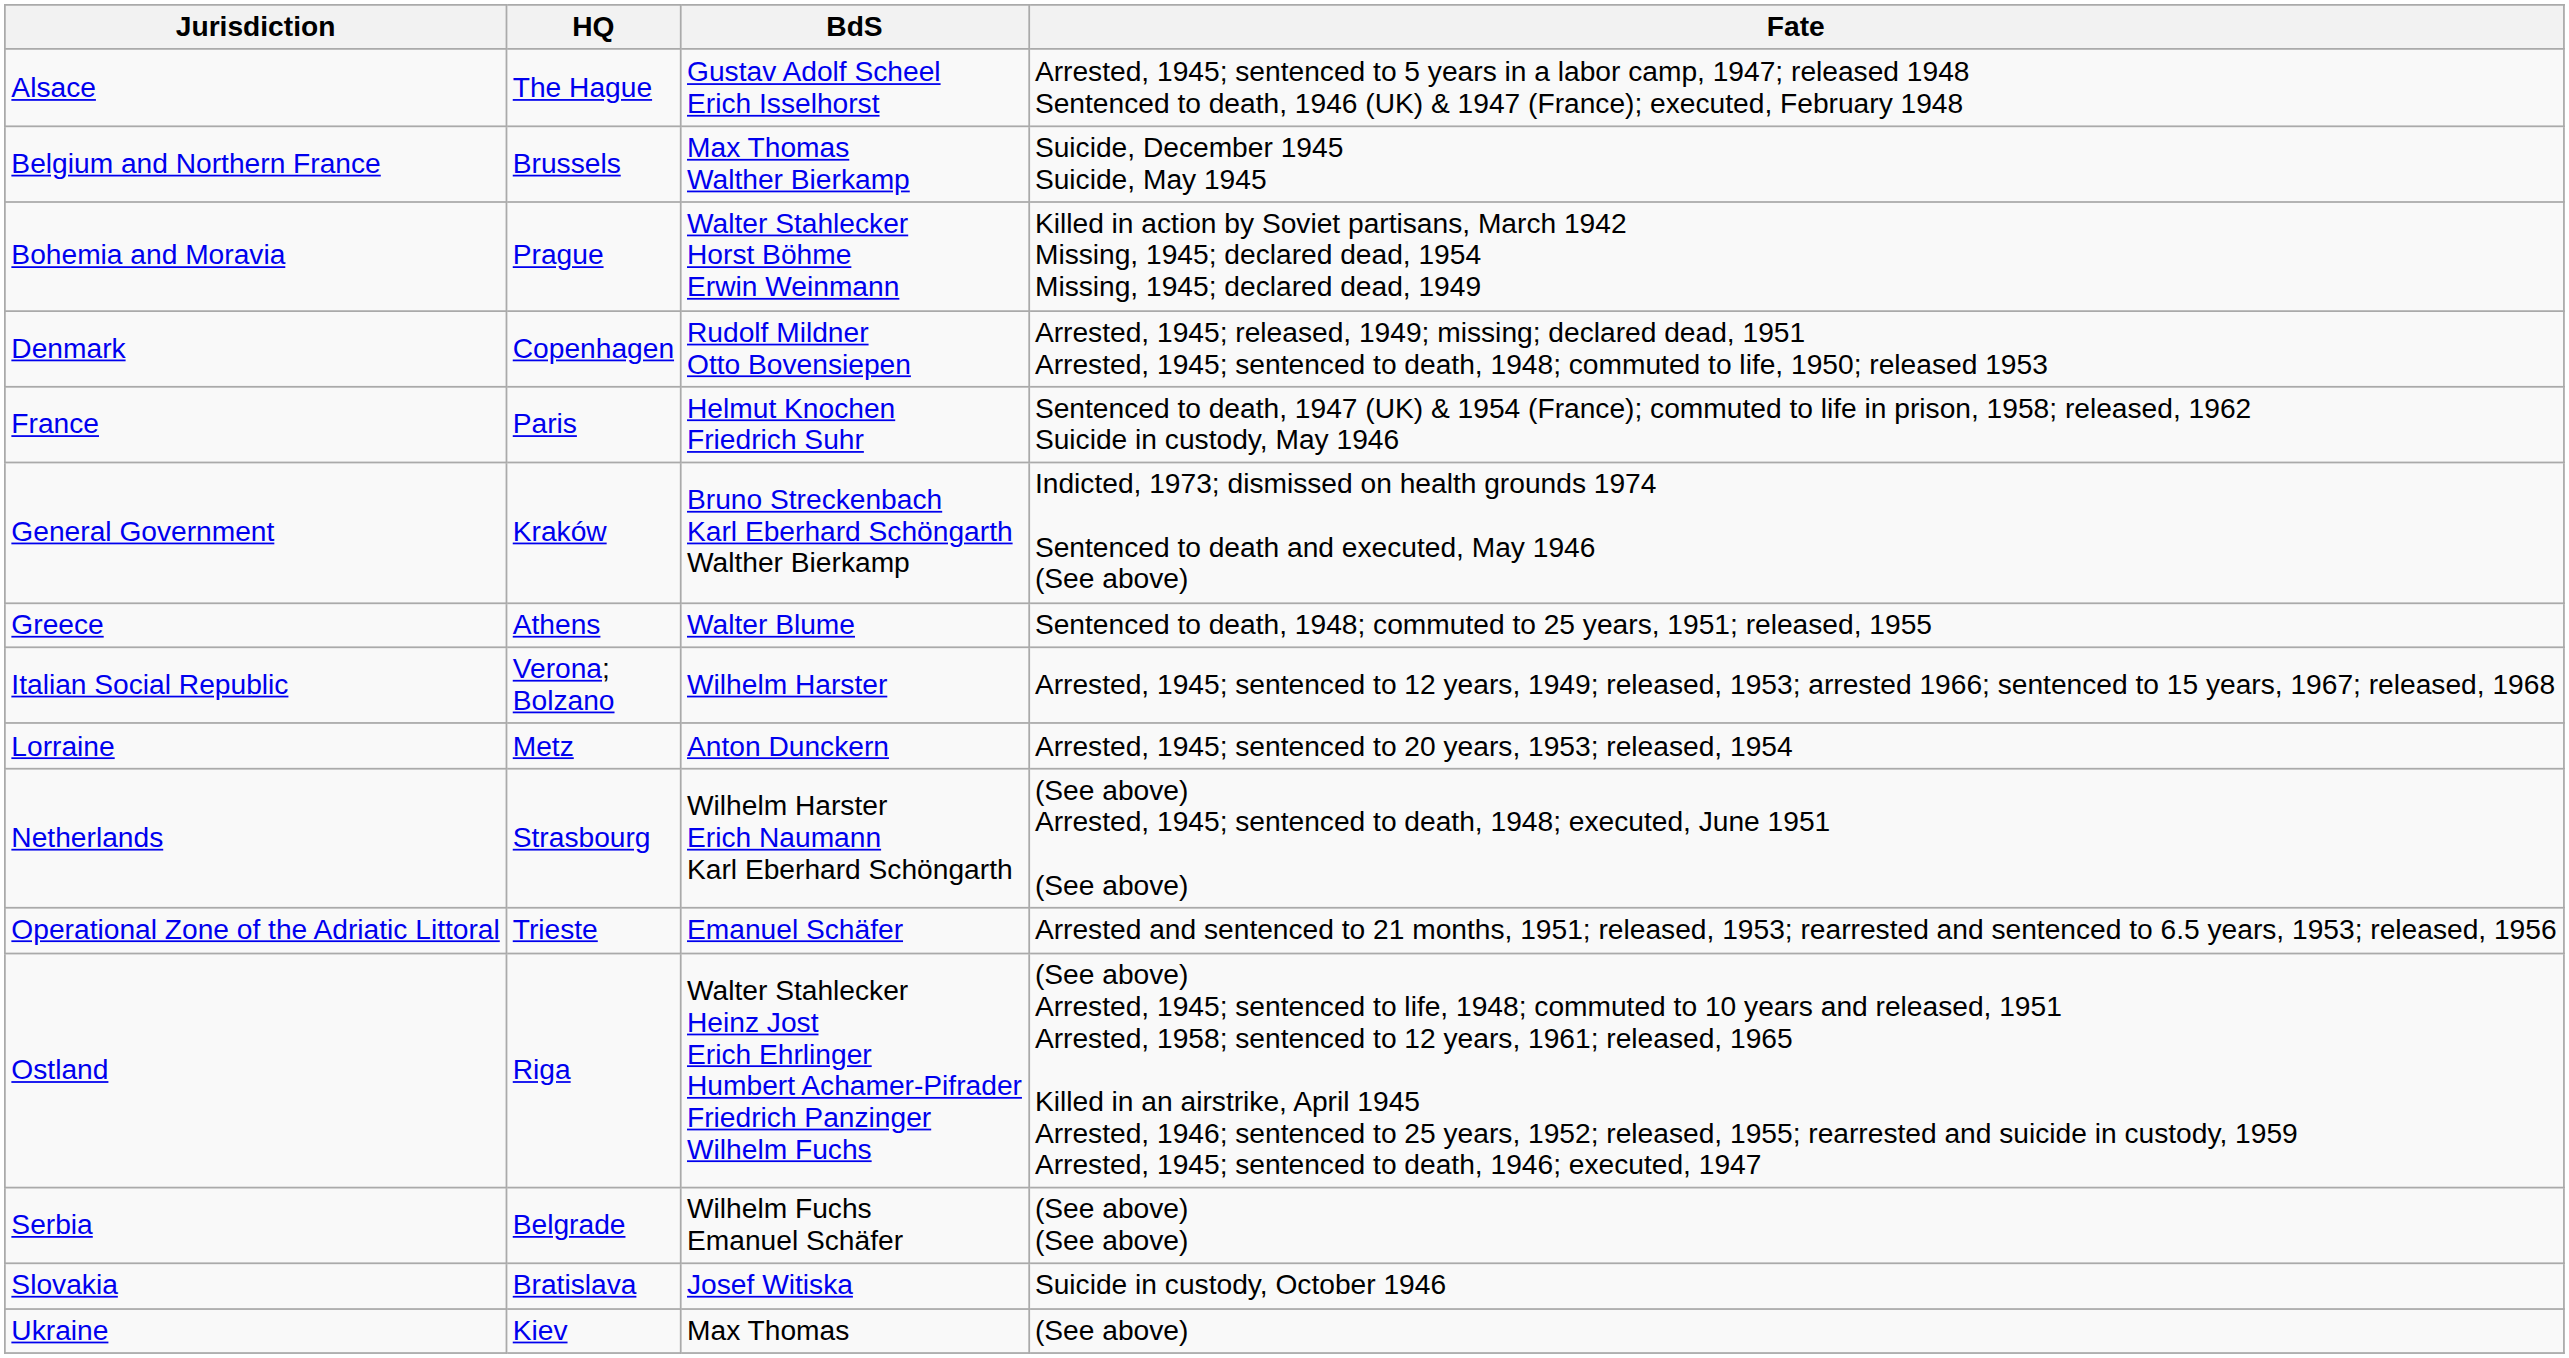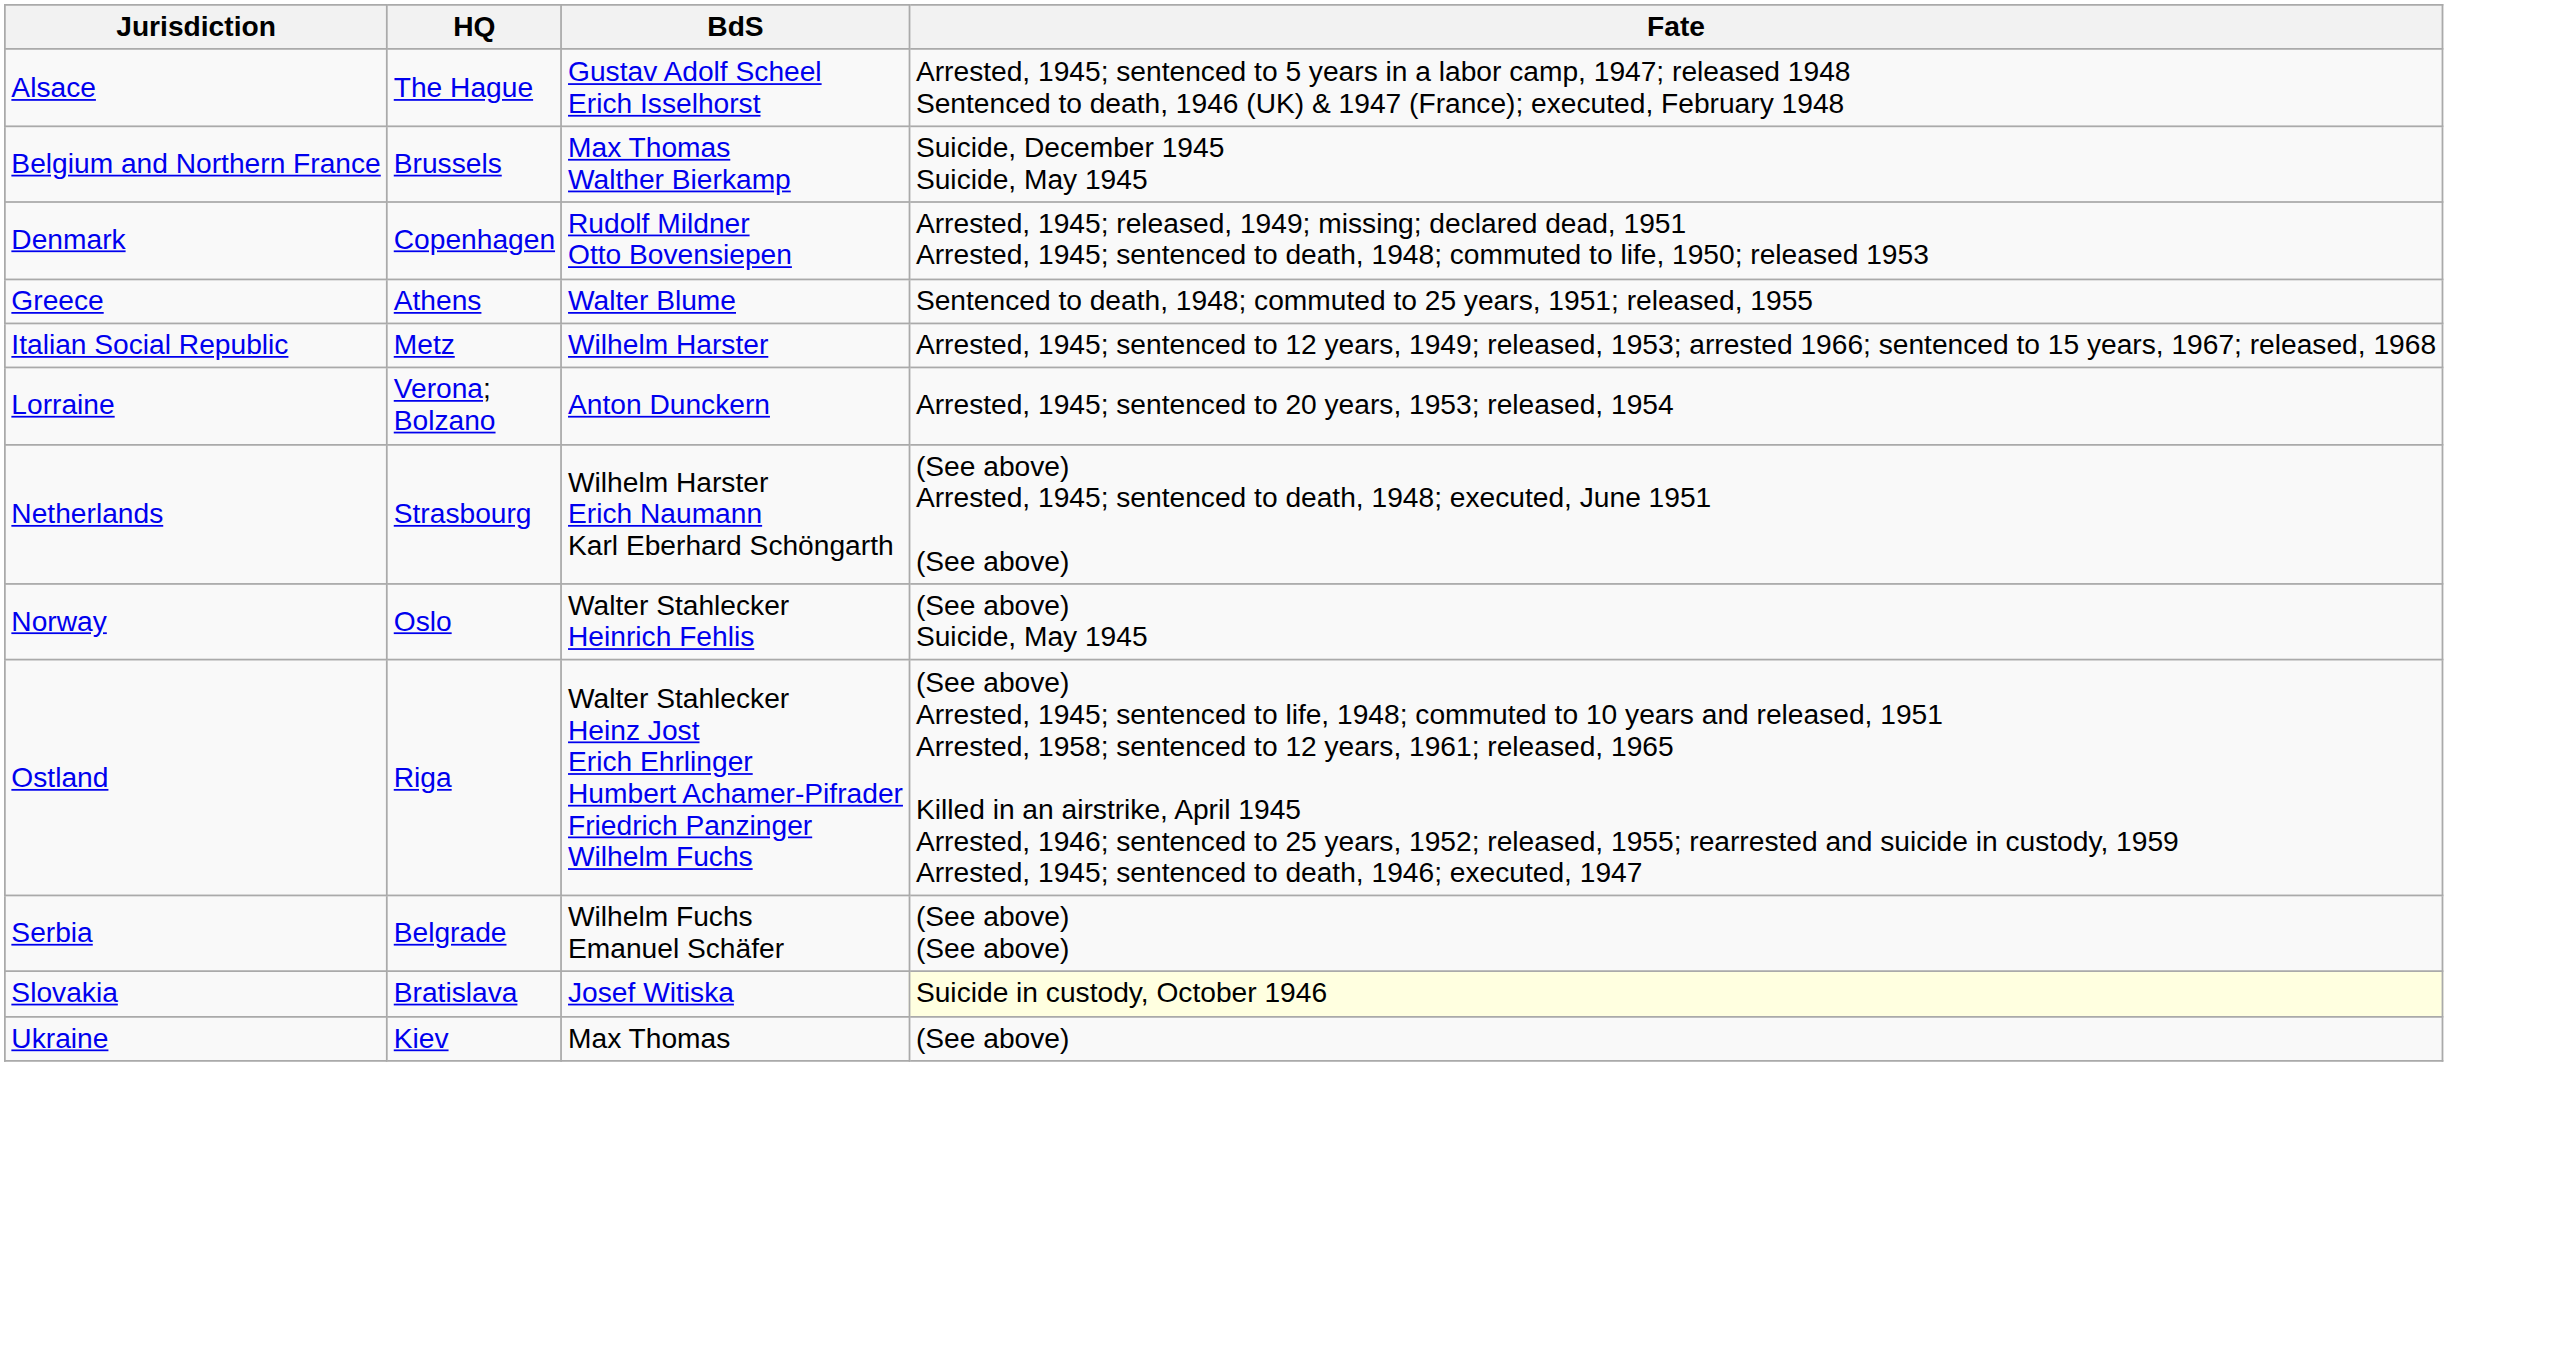- row: (148, 255)
- row: (55, 424)
- row: (143, 532)
(564, 685) Verona; Bolzano -> (424, 345) Metz
(543, 745) Metz -> (445, 405) Verona; Bolzano
+ row: (59, 621)
- row: (256, 929)
(1241, 1285) no background -> (1122, 993) lightyellow background
